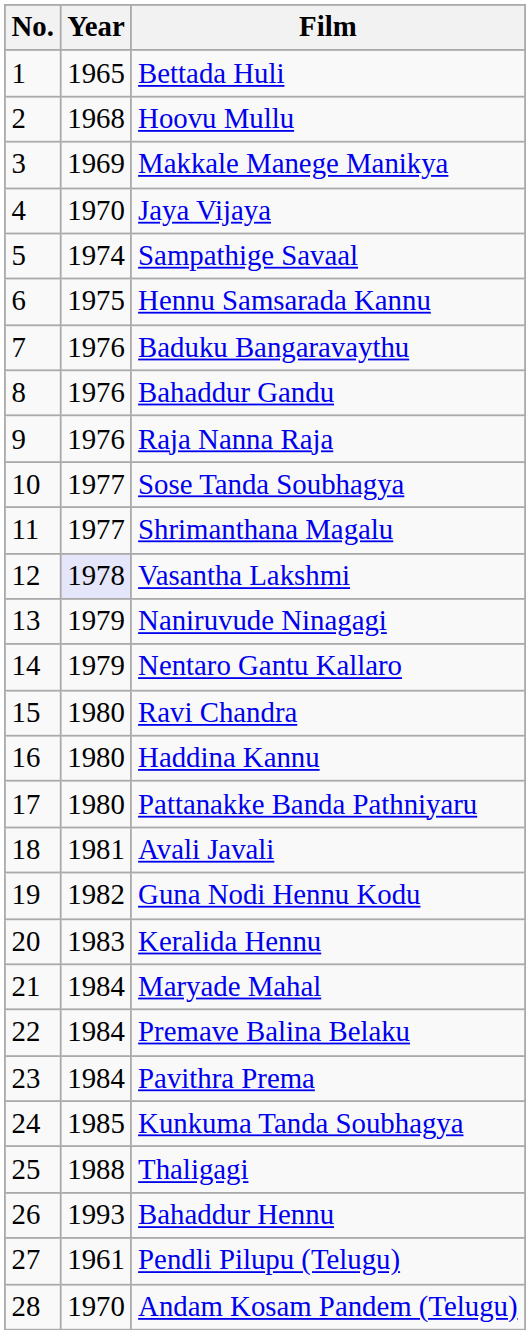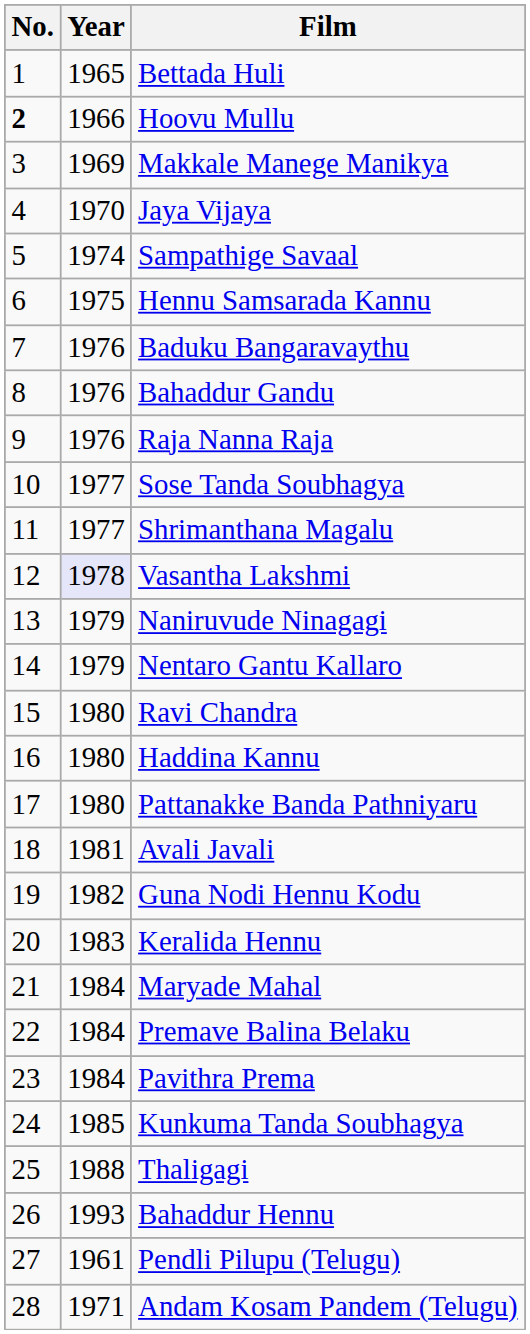(19, 118) normal -> (19, 118) bold
(96, 118) 1968 -> (96, 118) 1966
(96, 1306) 1970 -> (96, 1306) 1971
